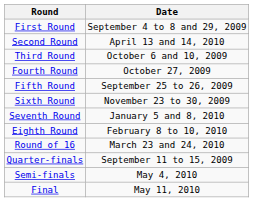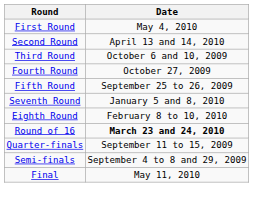(167, 27) September 4 to 8 and 29, 2009 -> (167, 27) May 4, 2010
- row: (45, 101)
(167, 145) normal -> (167, 130) bold
(167, 175) May 4, 2010 -> (167, 160) September 4 to 8 and 29, 2009
